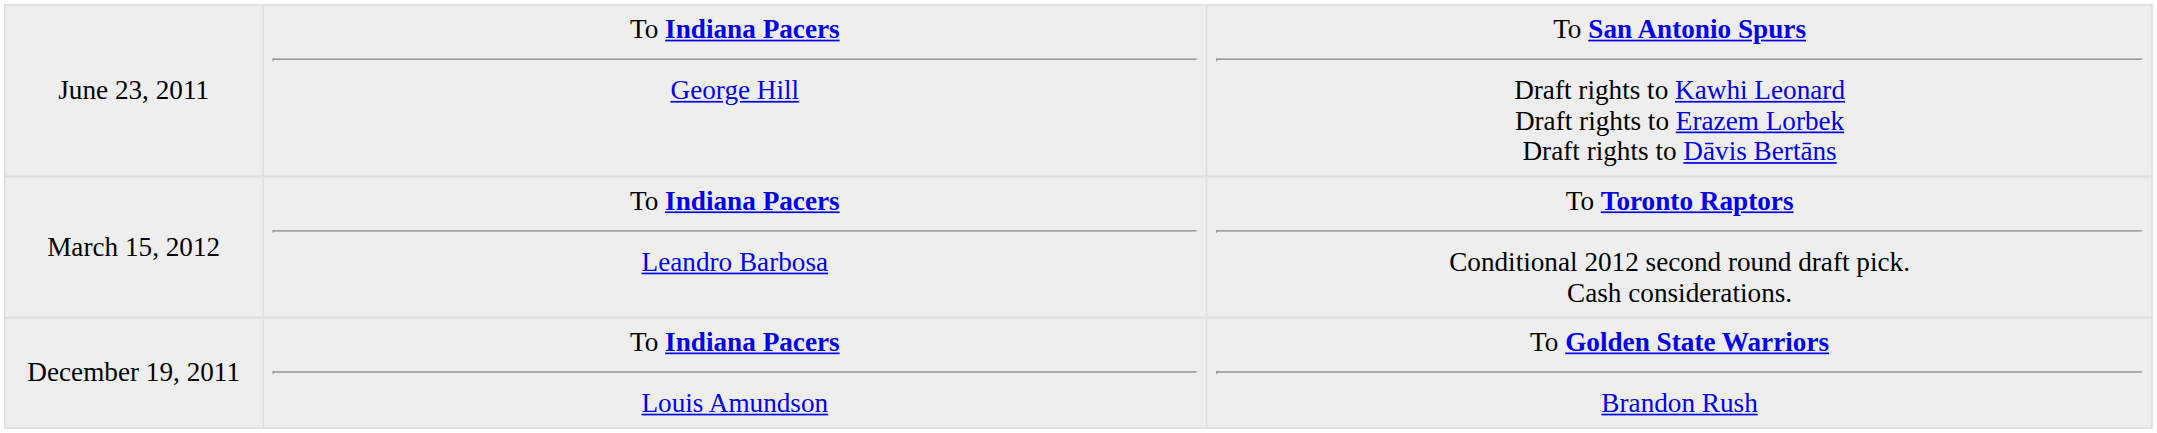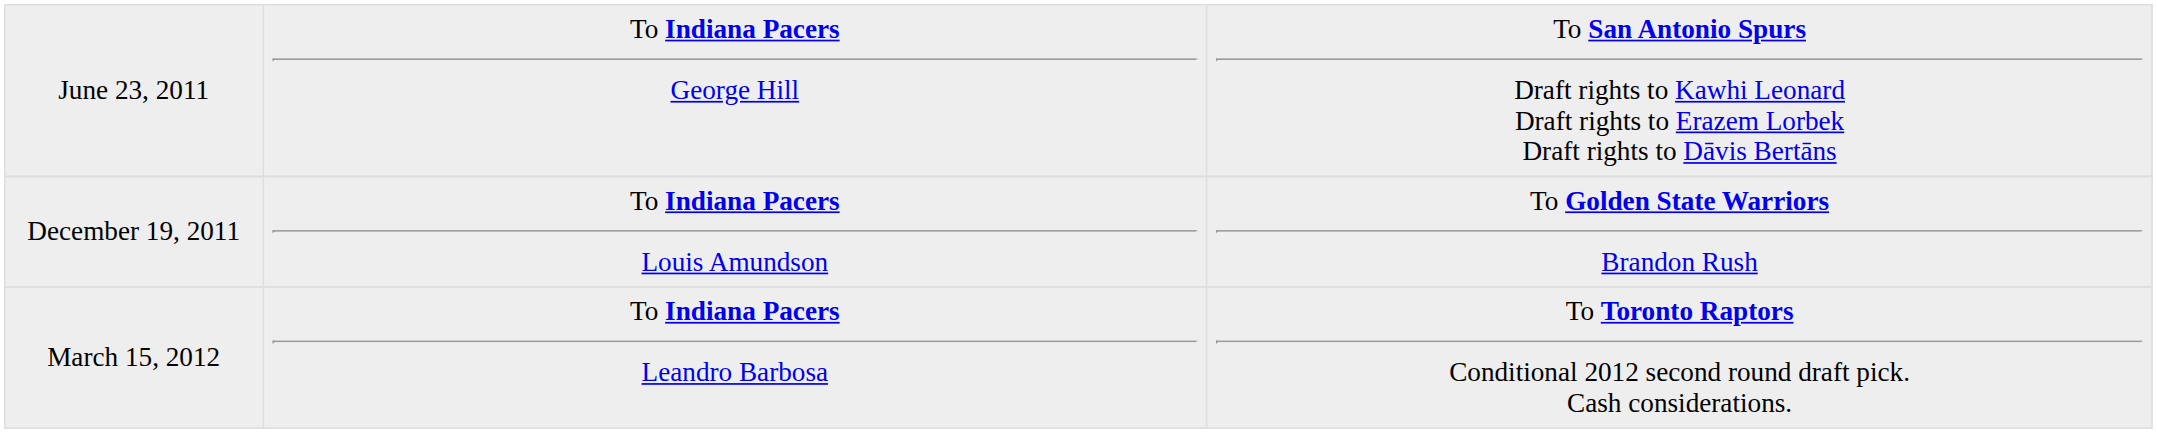rows swapped: (134, 372) <-> (134, 246)
